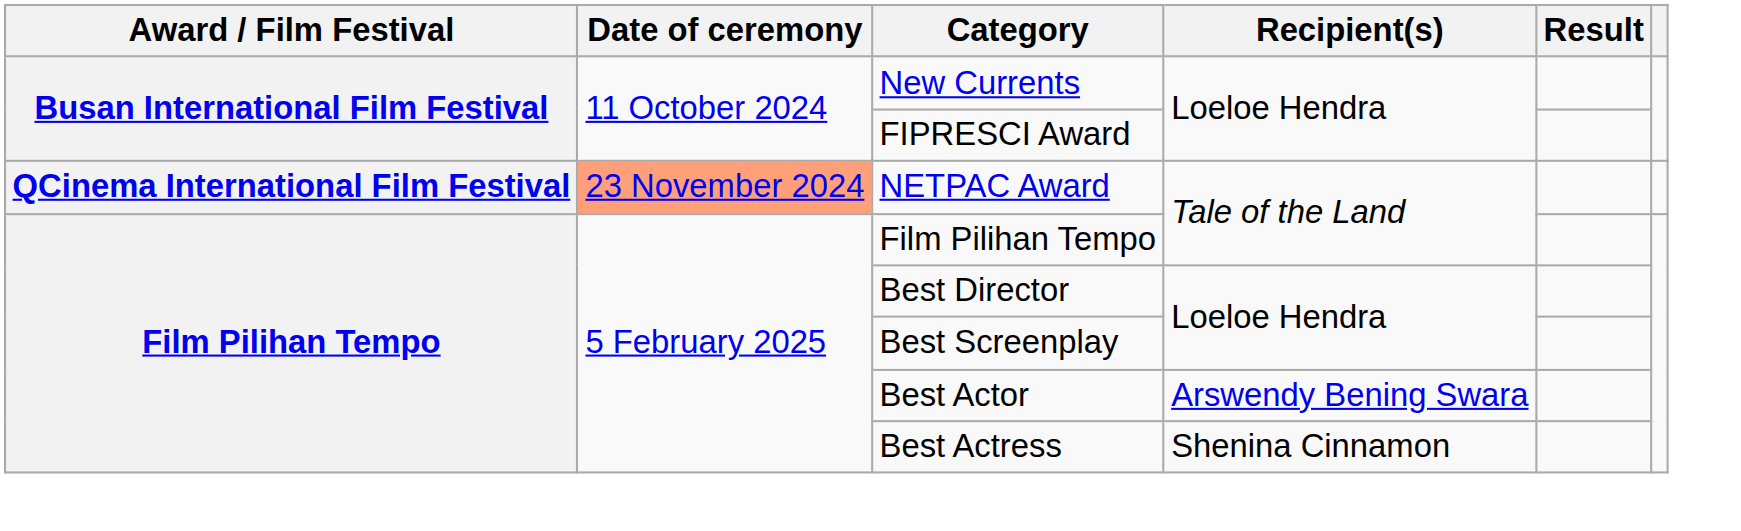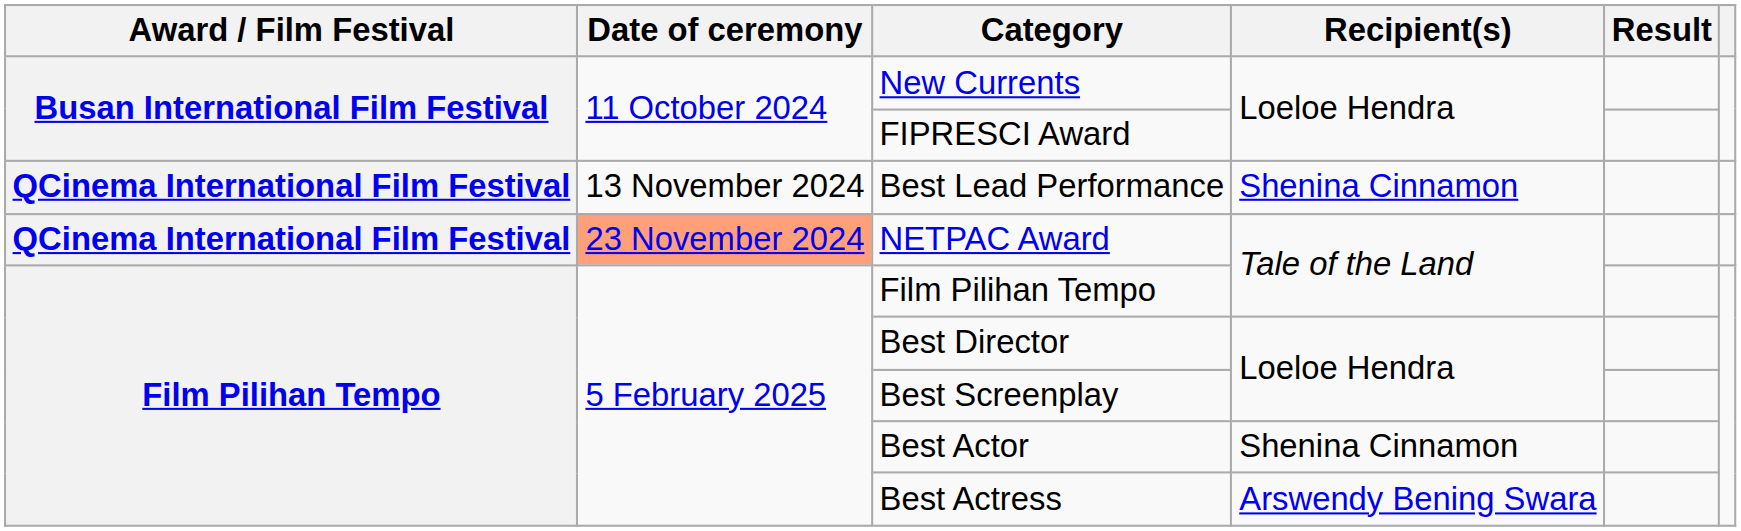+ row: (1052, 186)
(1350, 394) Arswendy Bening Swara -> (1379, 446) Shenina Cinnamon
(1311, 446) Shenina Cinnamon -> (1418, 498) Arswendy Bening Swara
